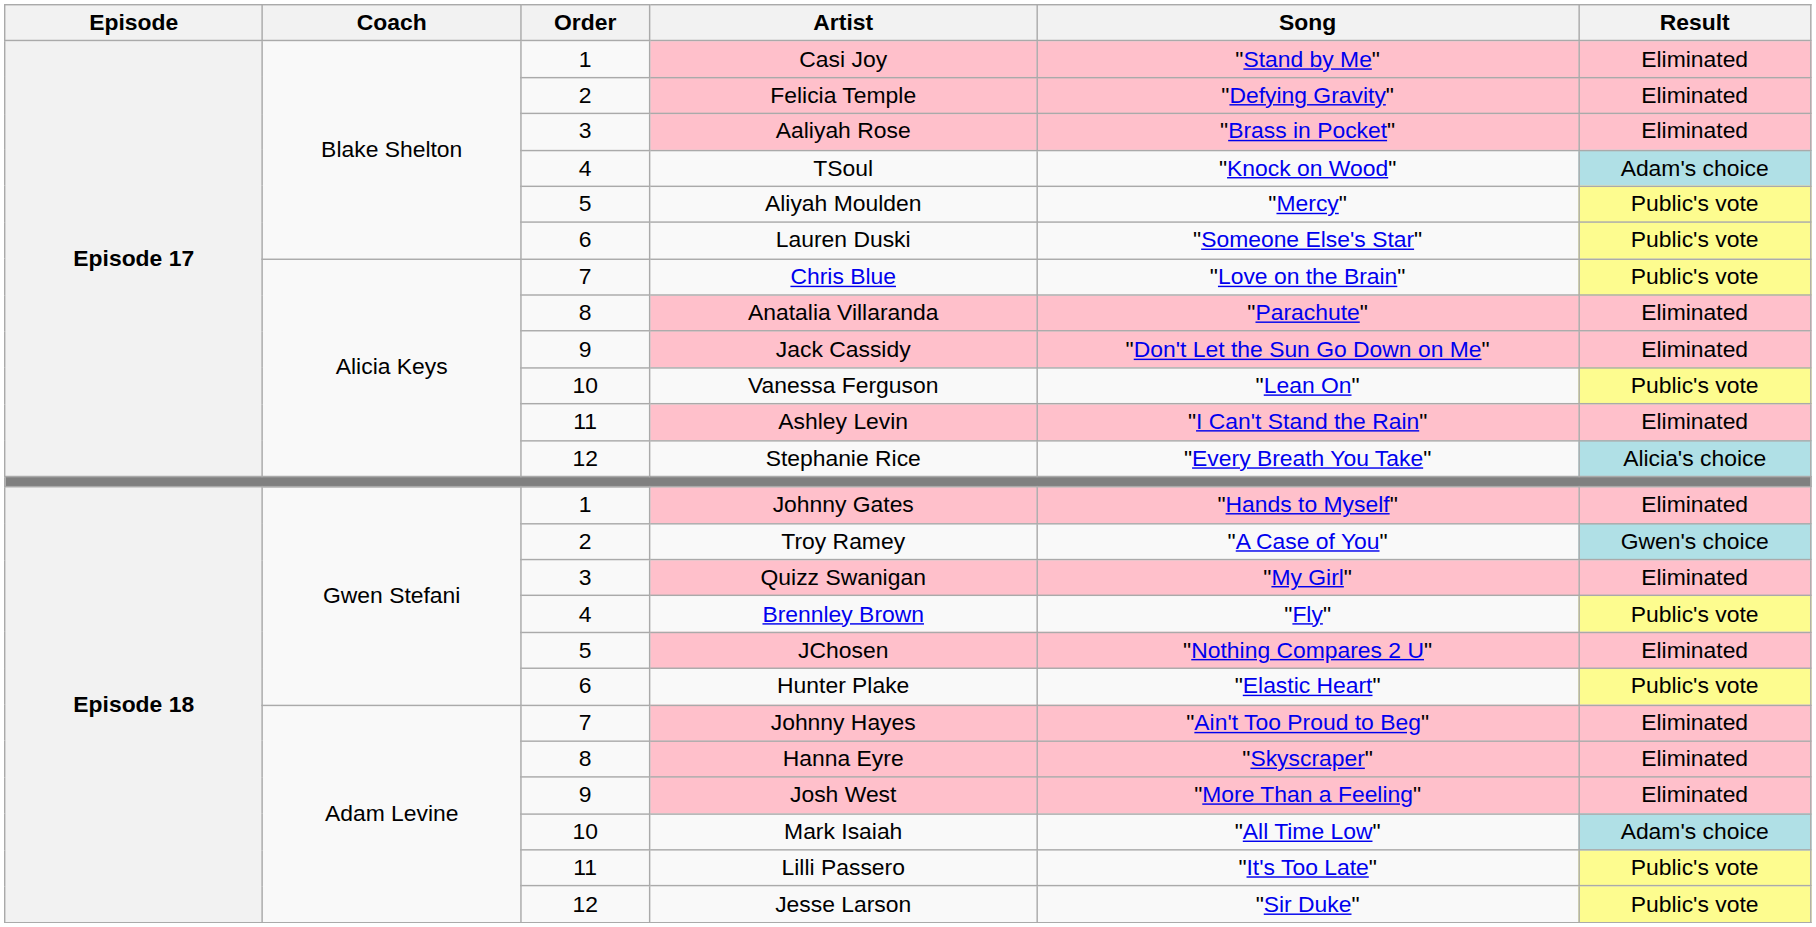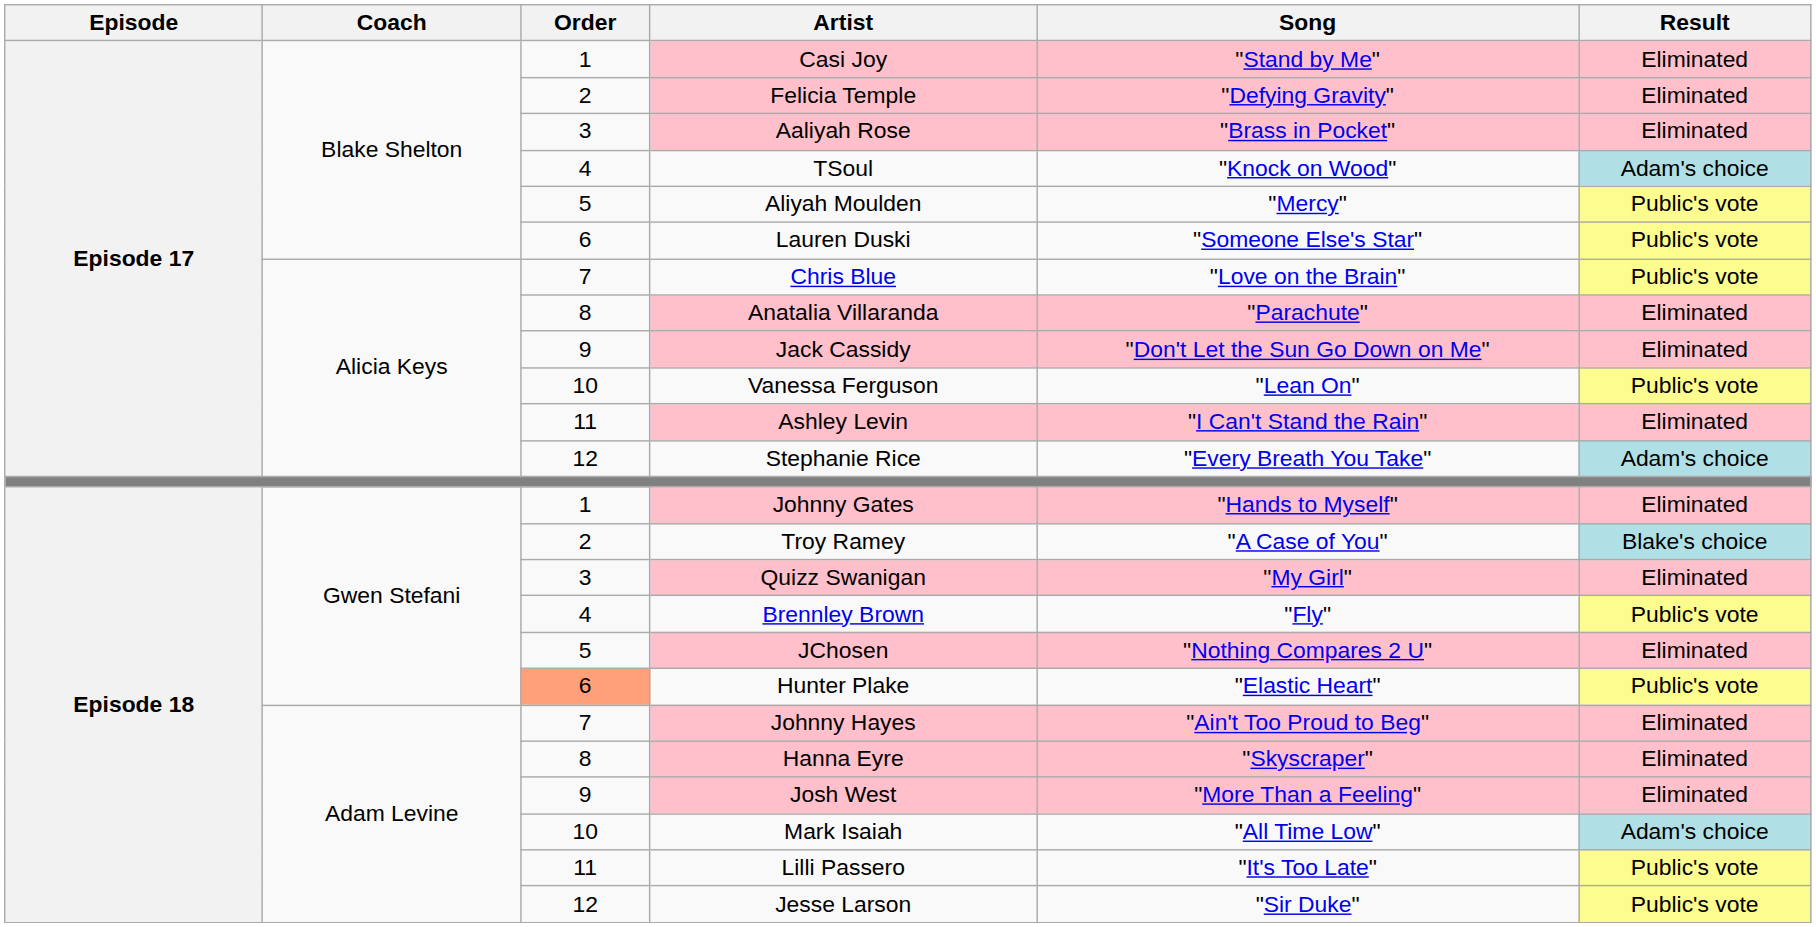(1695, 458) Alicia's choice -> (1695, 458) Adam's choice
(1695, 541) Gwen's choice -> (1695, 541) Blake's choice
(585, 686) no background -> (585, 686) lightsalmon background
